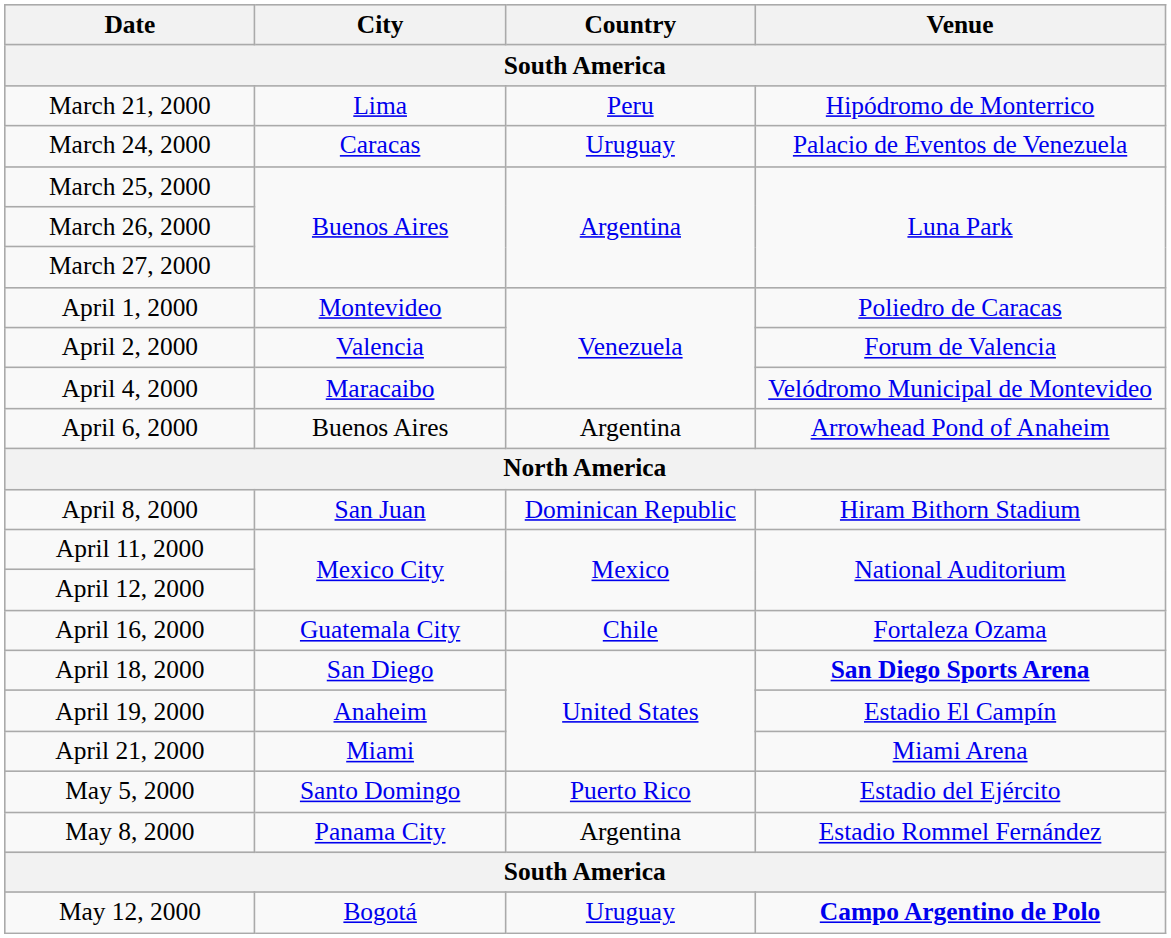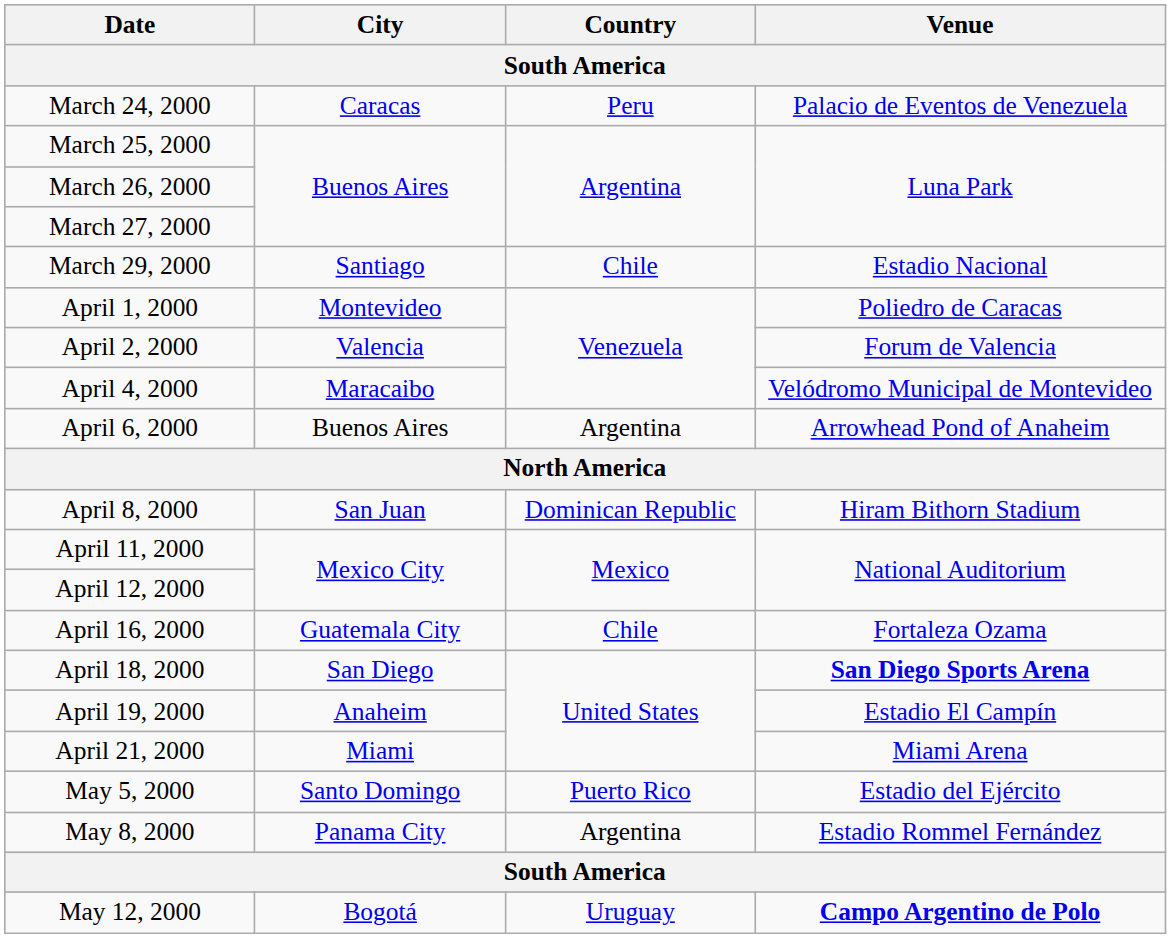- row: (130, 105)
(630, 145) Uruguay -> (630, 105) Peru
+ row: (130, 266)
